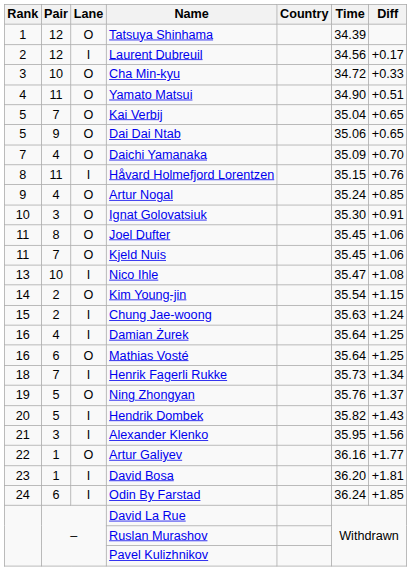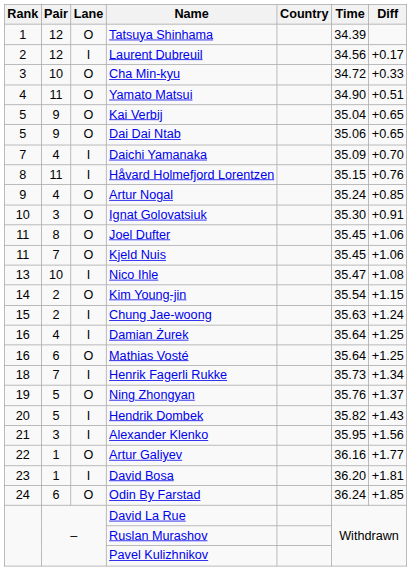(56, 114) 7 -> (56, 114) 9
(89, 154) O -> (89, 154) I
(89, 495) I -> (89, 495) O
